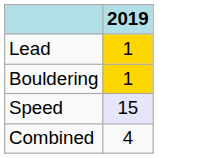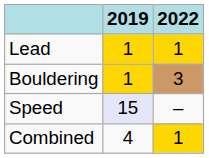+ column: (178, 19)
